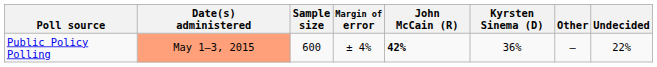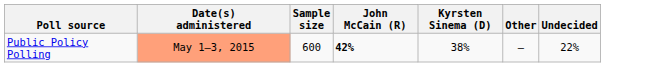- column: (359, 20)
(512, 48) 36% -> (460, 48) 38%
